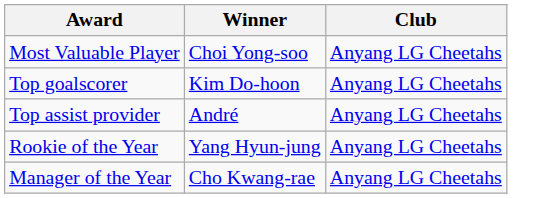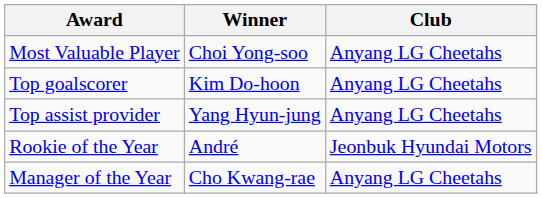(214, 114) André -> (255, 114) Yang Hyun-jung
(255, 146) Yang Hyun-jung -> (214, 146) André
(416, 146) Anyang LG Cheetahs -> (431, 146) Jeonbuk Hyundai Motors
